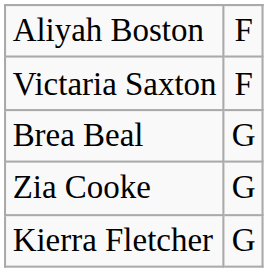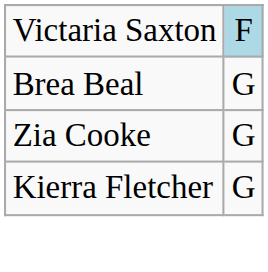- row: (108, 30)
(244, 82) no background -> (244, 30) lightblue background
